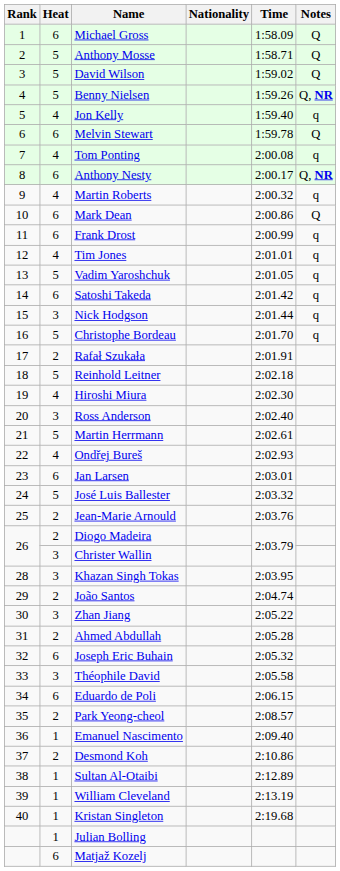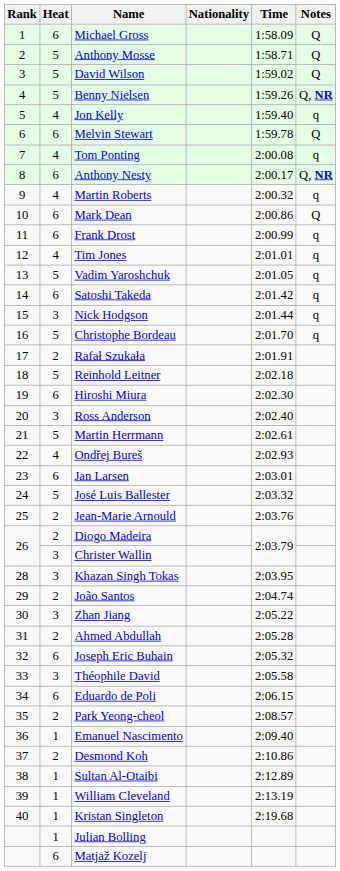(56, 395) 4 -> (56, 395) 6
